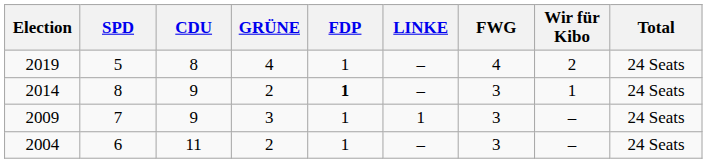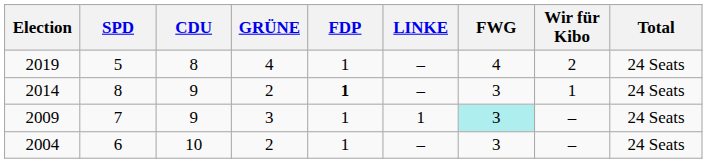(496, 117) no background -> (496, 117) paleturquoise background
(194, 144) 11 -> (194, 144) 10
